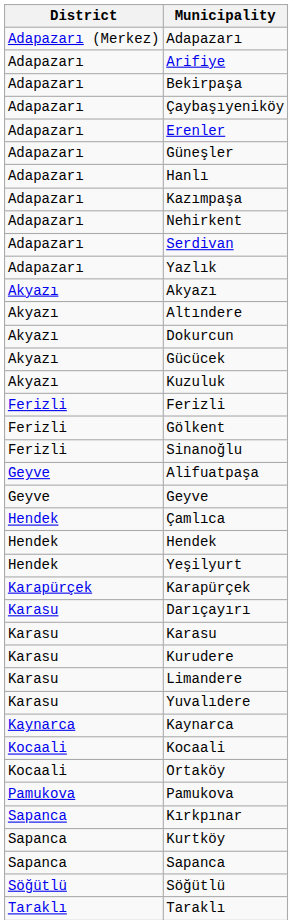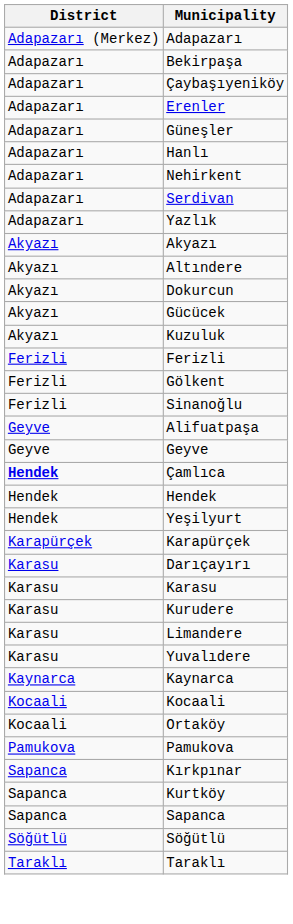- row: (196, 62)
- row: (204, 199)
(33, 519) normal -> (33, 474) bold
